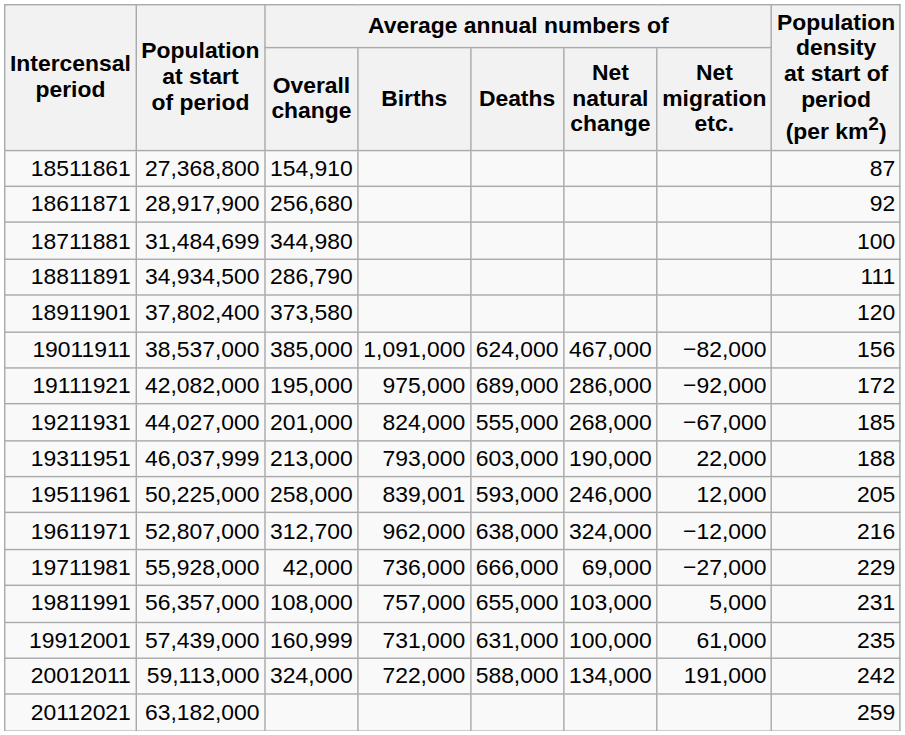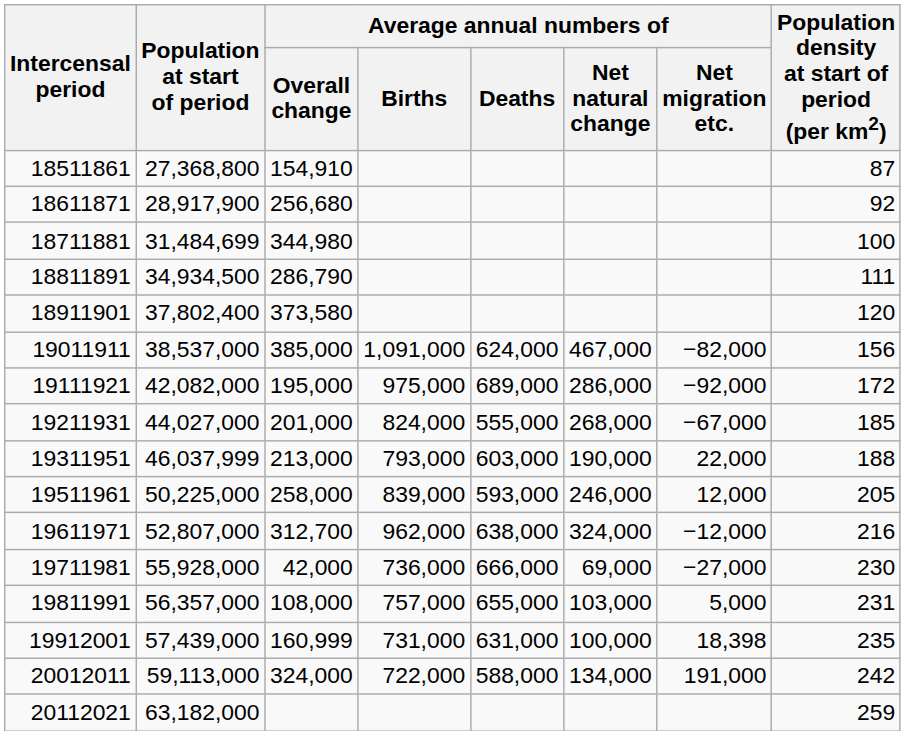(424, 494) 839,001 -> (424, 494) 839,000
(876, 567) 229 -> (876, 567) 230
(731, 639) 61,000 -> (731, 639) 18,398
